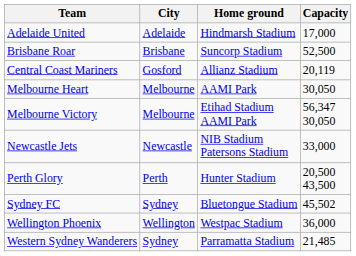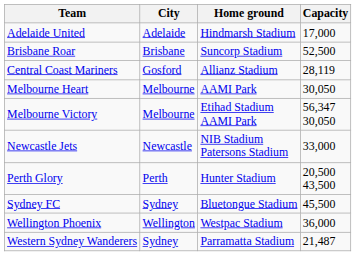(319, 70) 20,119 -> (319, 70) 28,119
(319, 204) 45,502 -> (319, 204) 45,500
(319, 241) 21,485 -> (319, 241) 21,487
